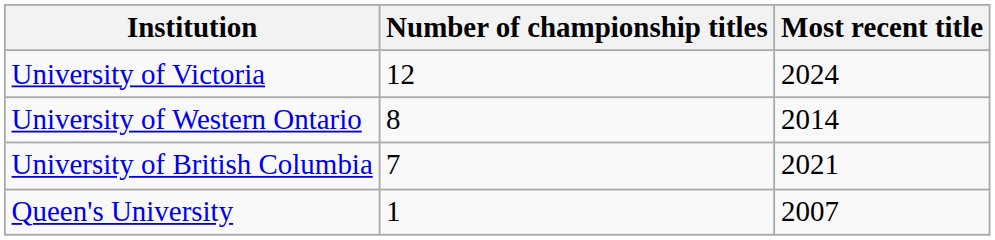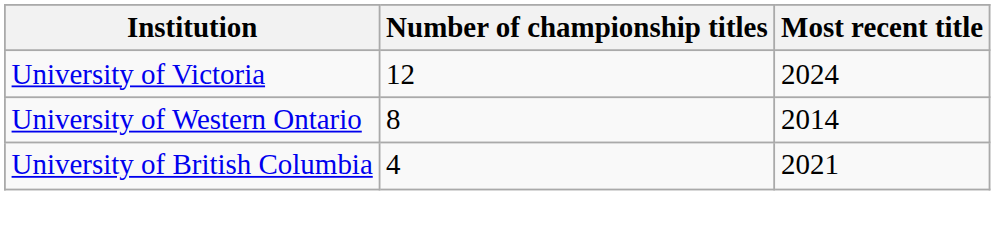(393, 165) 7 -> (393, 165) 4
- row: (122, 211)
